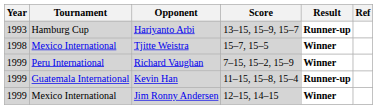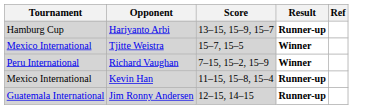- column: (17, 13)
(80, 79) Guatemala International -> (49, 79) Mexico International
(74, 96) Mexico International -> (56, 96) Guatemala International
(320, 96) Winner -> (302, 96) Runner-up
